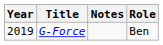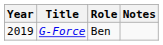columns swapped: (143, 13) <-> (107, 13)
